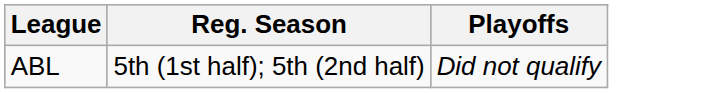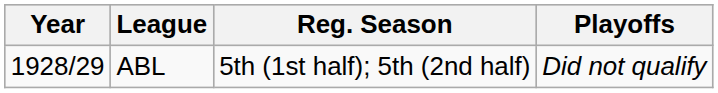+ column: (58, 25)
